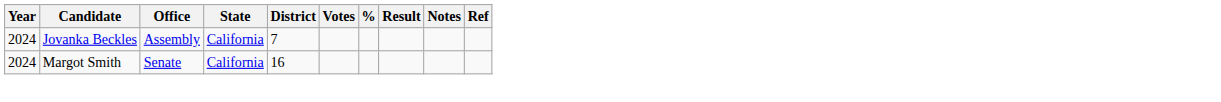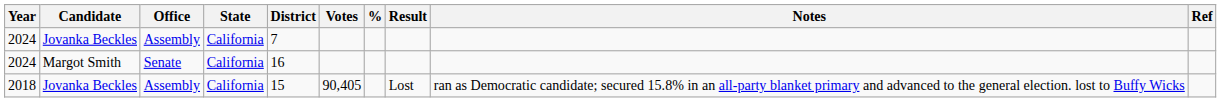+ row: (22, 85)
